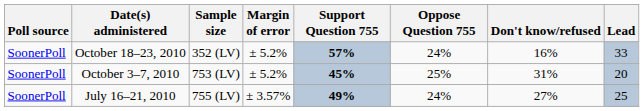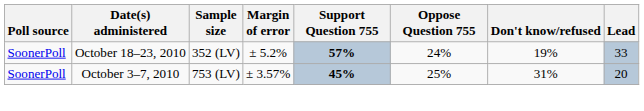(546, 52) 16% -> (546, 52) 19%
(268, 74) ± 5.2% -> (268, 74) ± 3.57%
- row: (130, 96)
